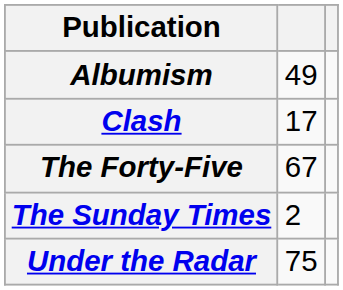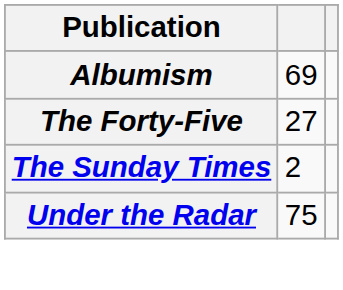(301, 74) 49 -> (301, 74) 69
- row: (141, 121)
(301, 167) 67 -> (301, 121) 27
